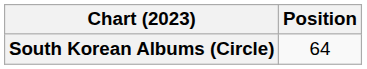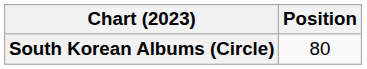(320, 49) 64 -> (320, 49) 80
